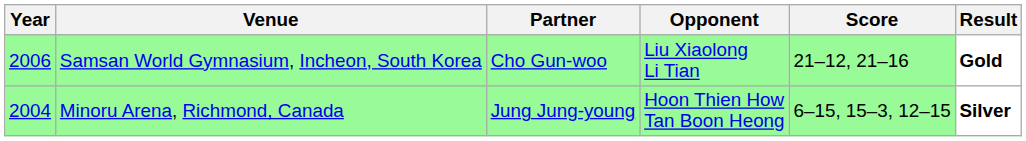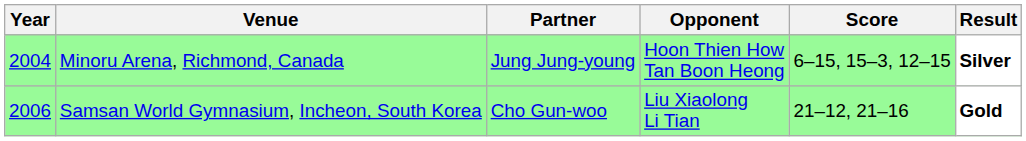rows swapped: (202, 111) <-> (271, 60)
